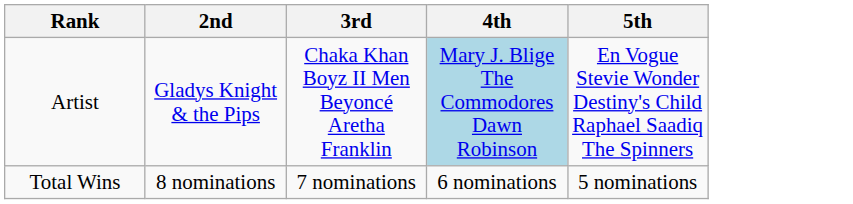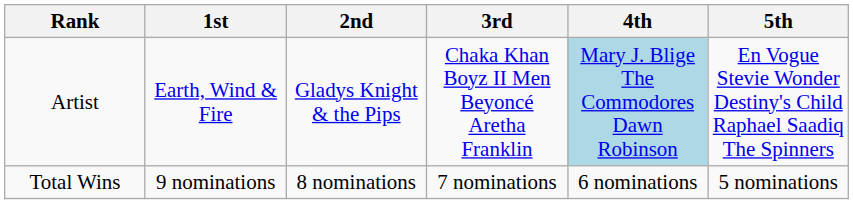+ column: (216, 21)
